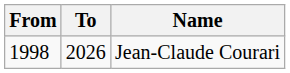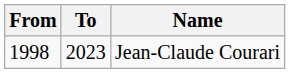(86, 52) 2026 -> (86, 52) 2023
